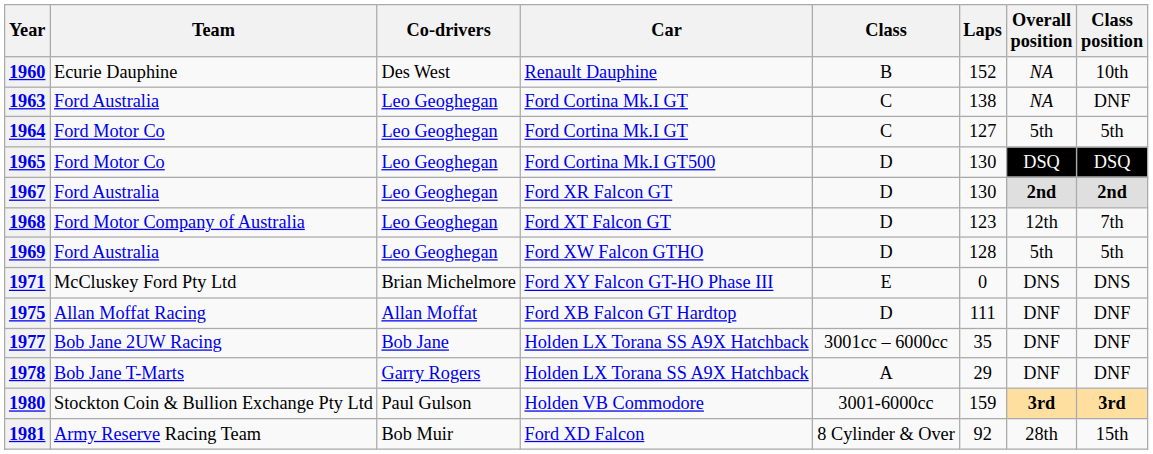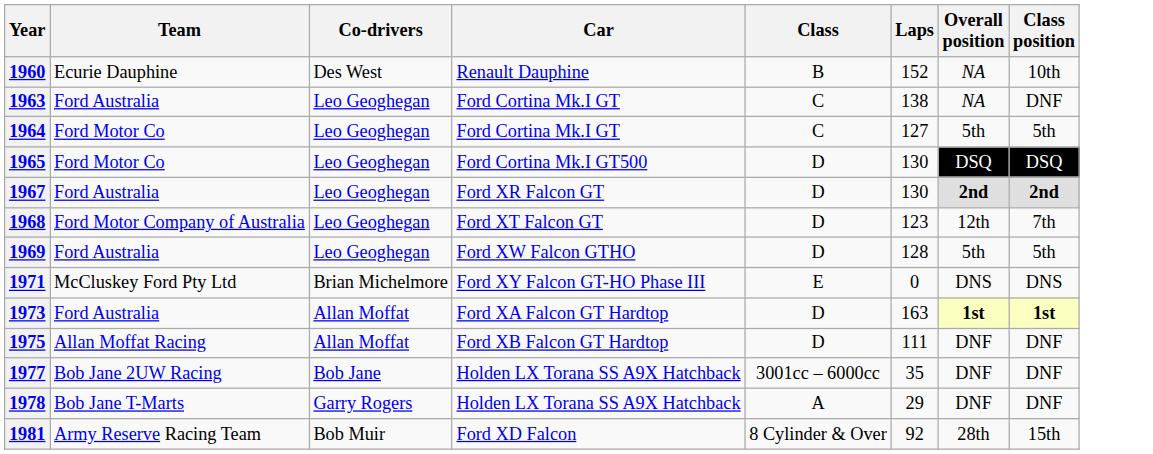+ row: (27, 313)
- row: (27, 403)
